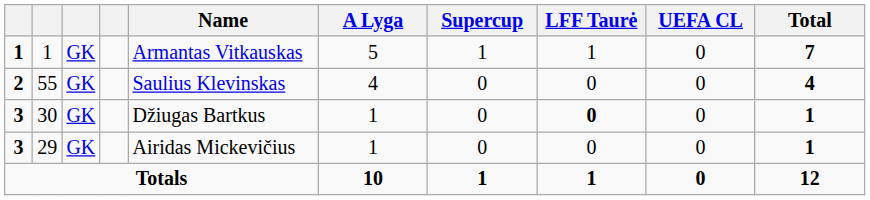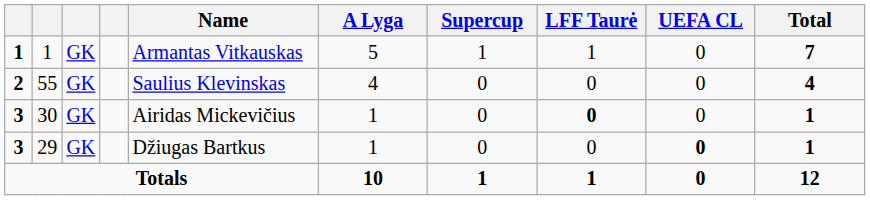(199, 115) Džiugas Bartkus -> (214, 115) Airidas Mickevičius
(214, 147) Airidas Mickevičius -> (199, 147) Džiugas Bartkus
(701, 147) normal -> (701, 147) bold
